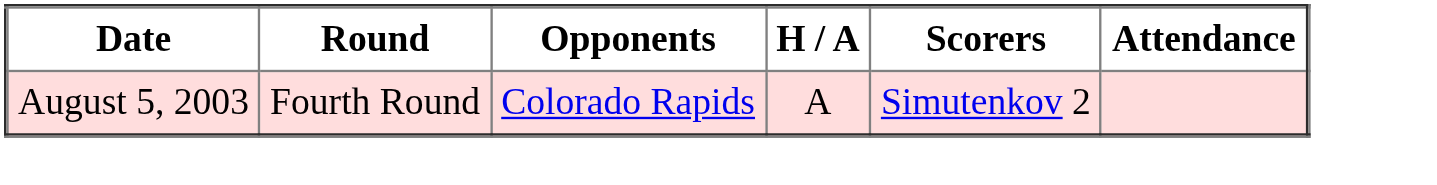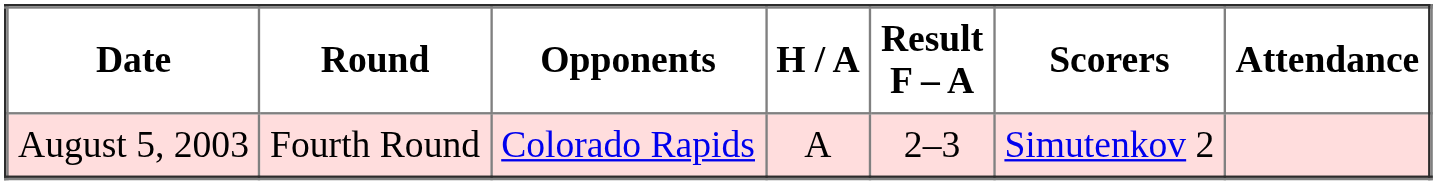+ column: (932, 59)
